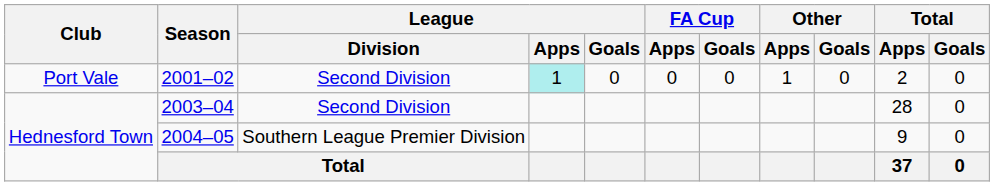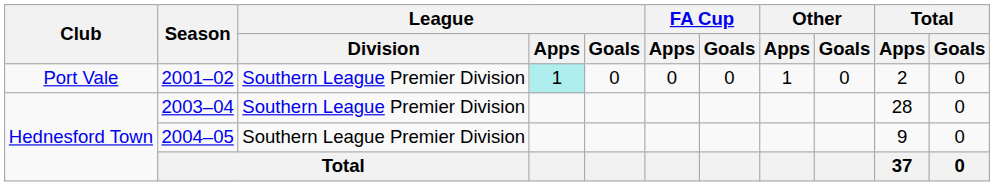(384, 78) Second Division -> (384, 78) Southern League Premier Division
(384, 107) Second Division -> (384, 107) Southern League Premier Division
